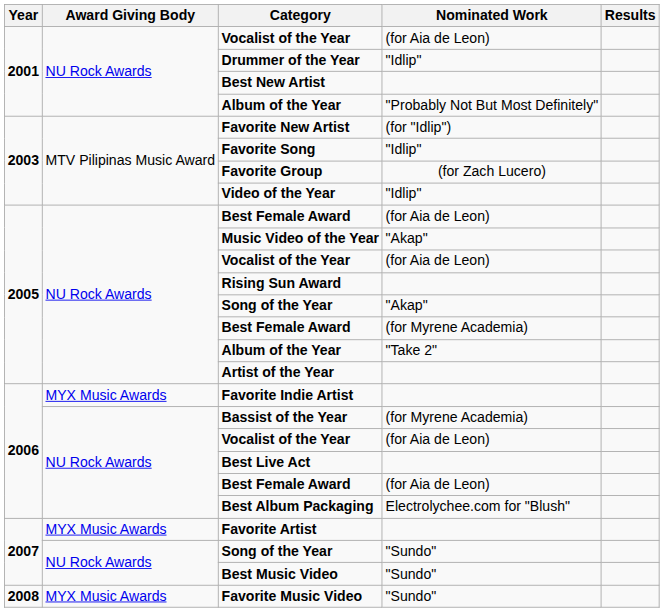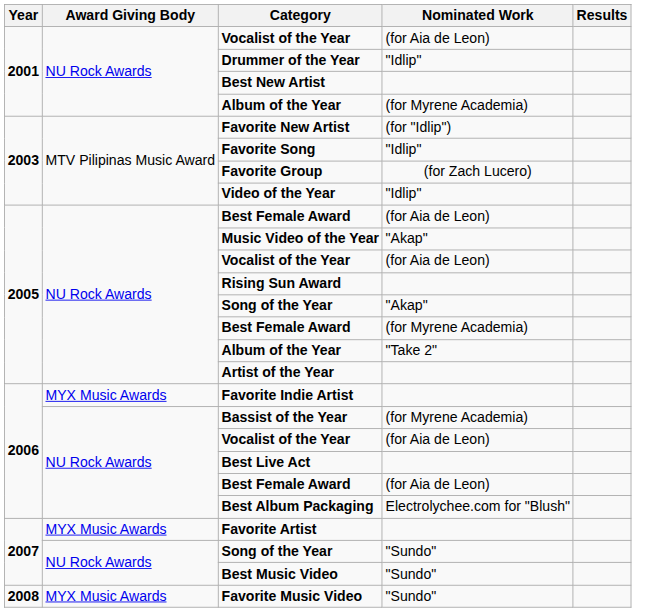(492, 104) "Probably Not But Most Definitely" -> (457, 104) (for Myrene Academia)
